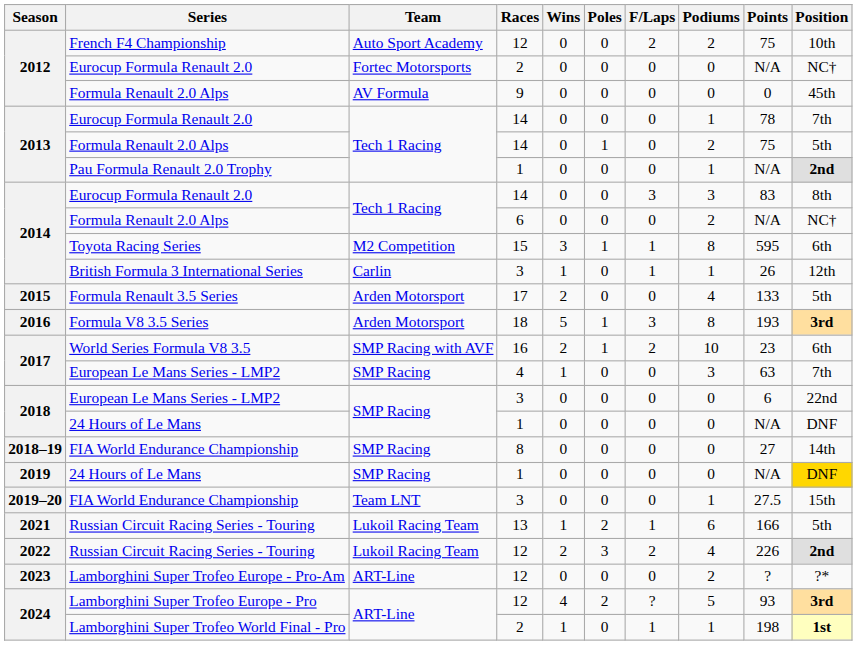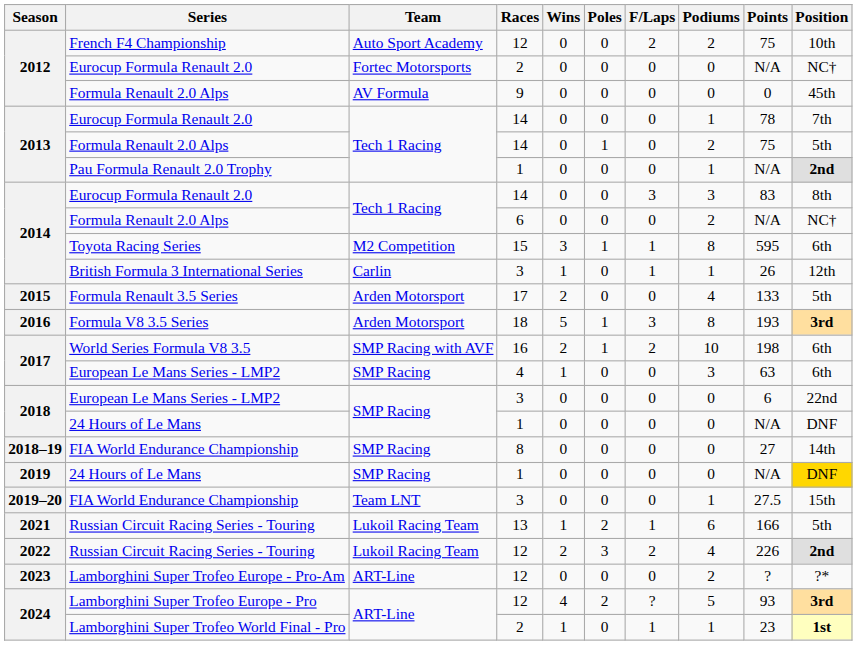(768, 347) 23 -> (768, 347) 198
(822, 373) 7th -> (822, 373) 6th
(768, 627) 198 -> (768, 627) 23
